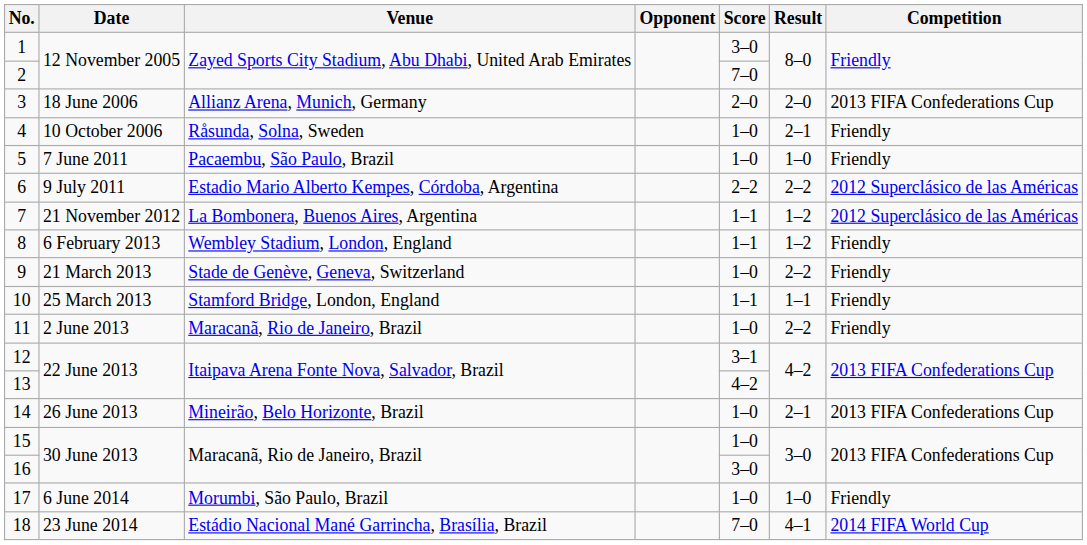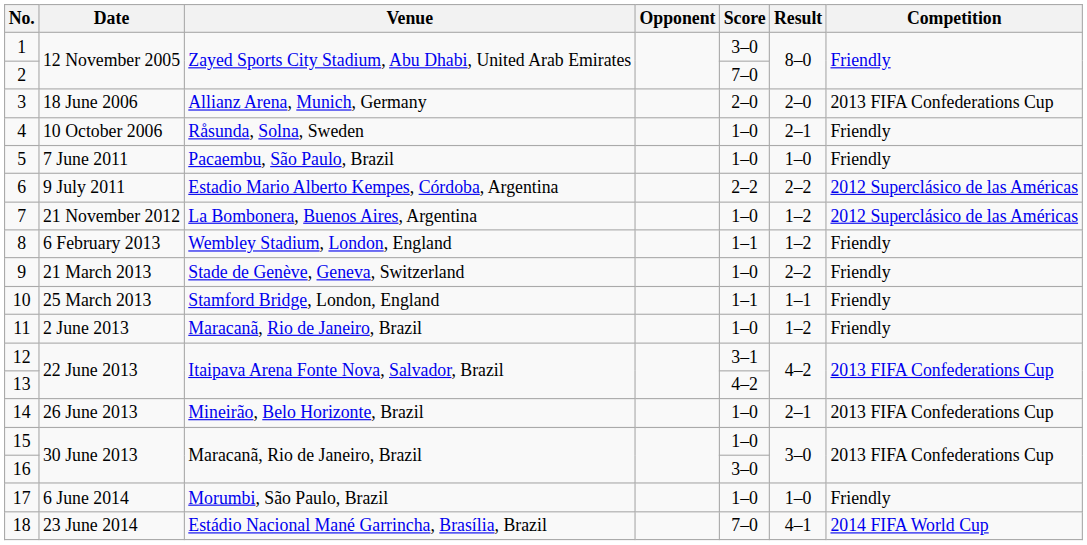(745, 215) 1–1 -> (745, 215) 1–0
(798, 328) 2–2 -> (798, 328) 1–2
